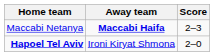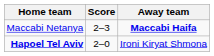columns swapped: (193, 12) <-> (131, 12)
